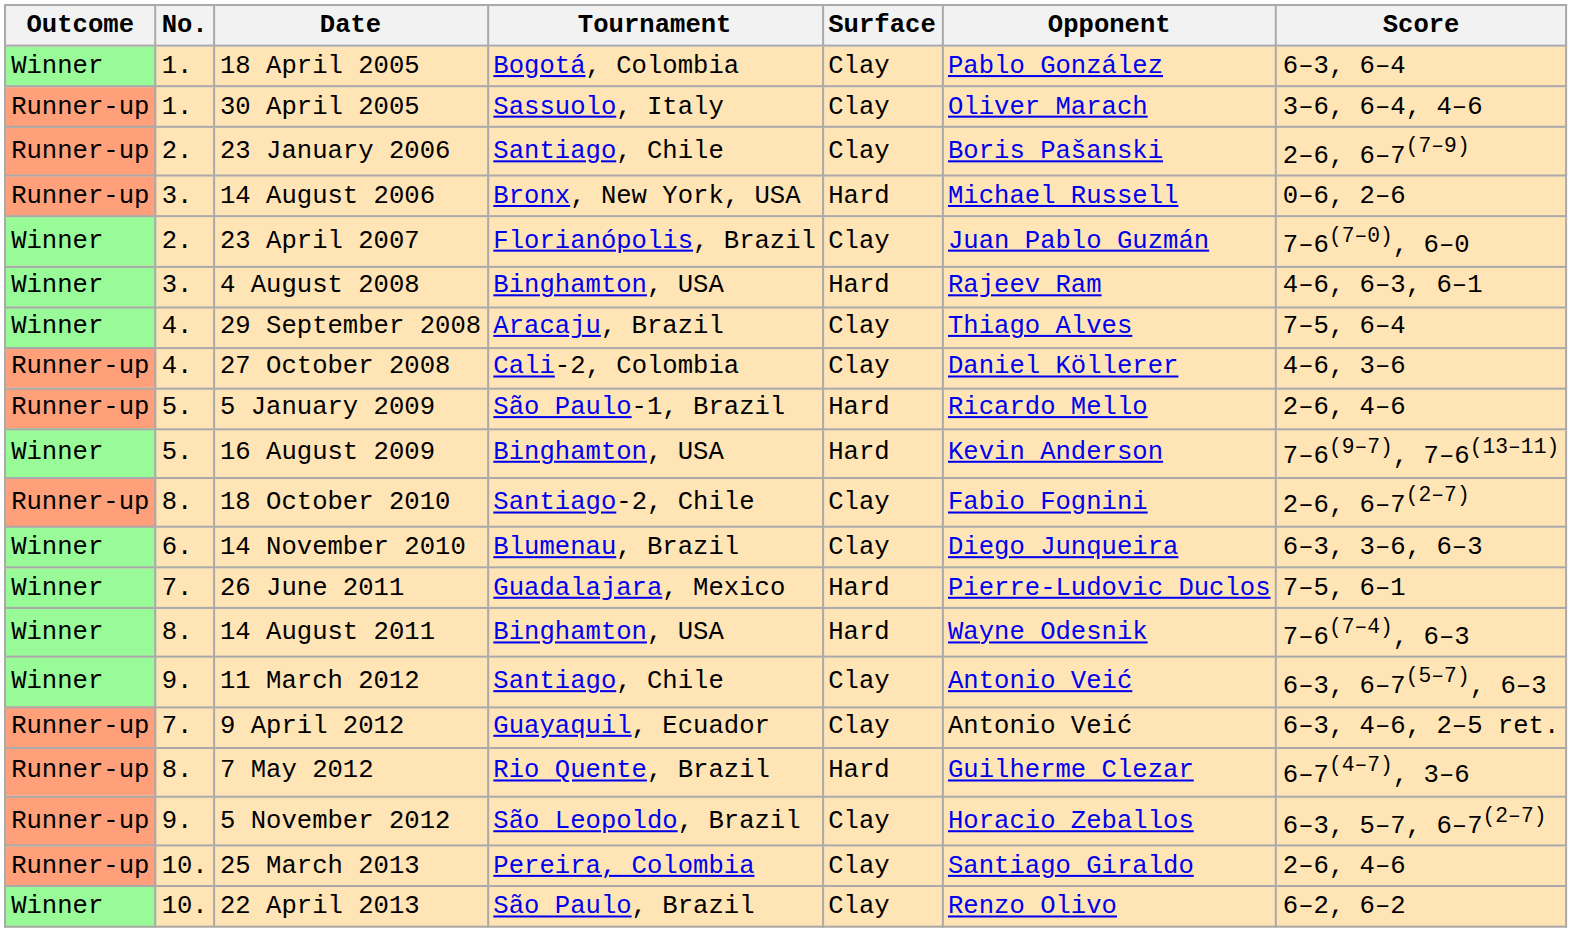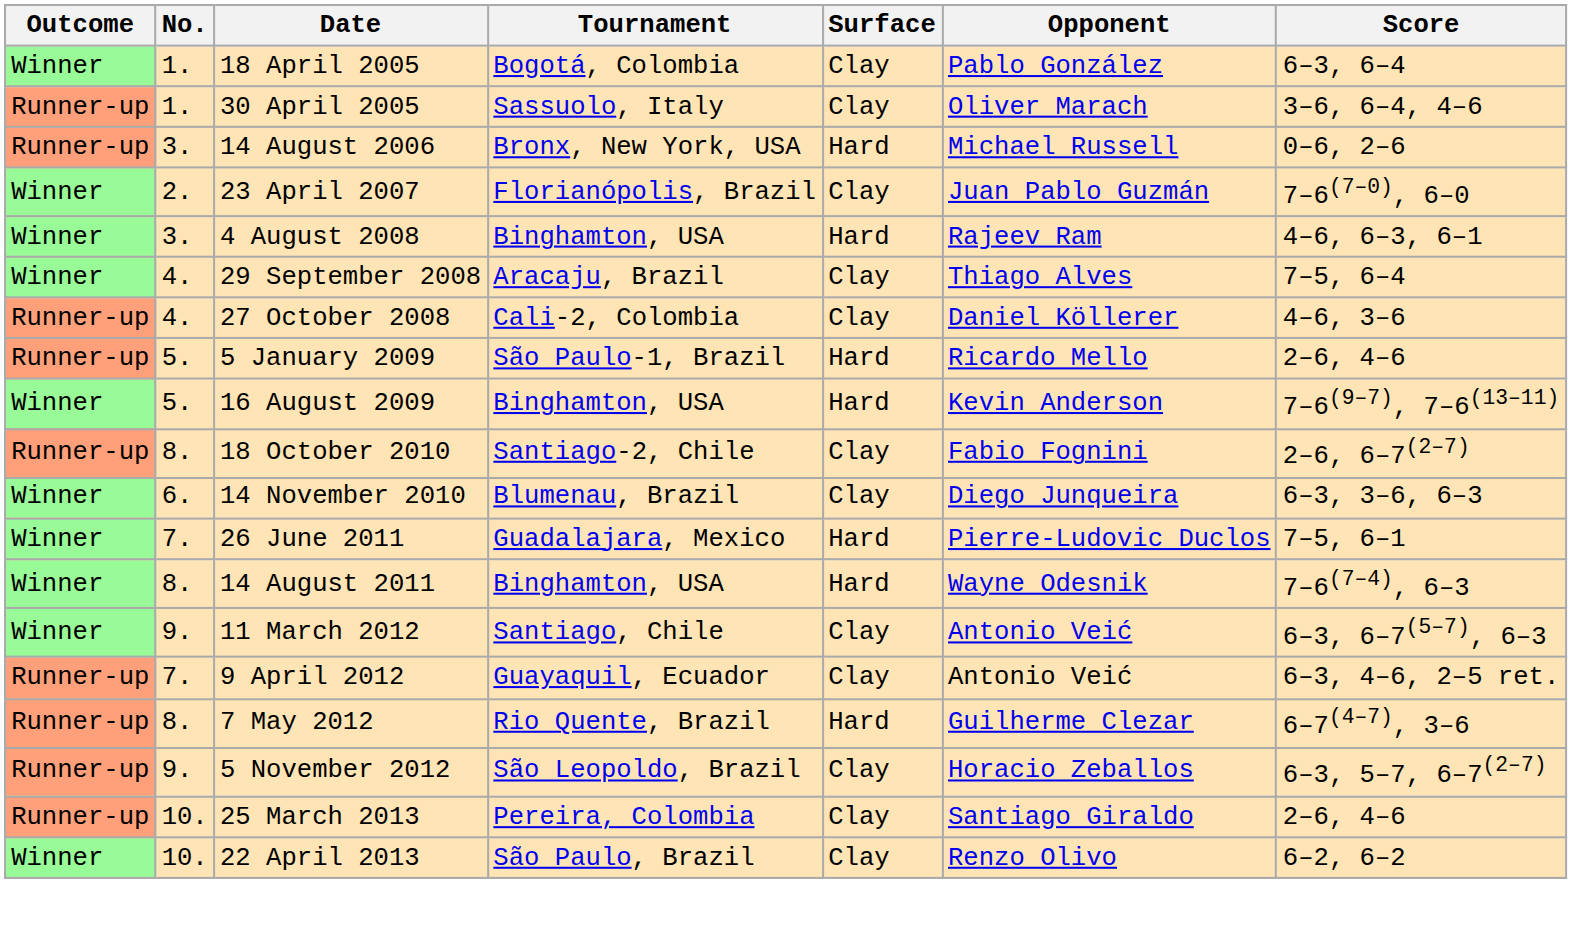- row: (335, 151)
